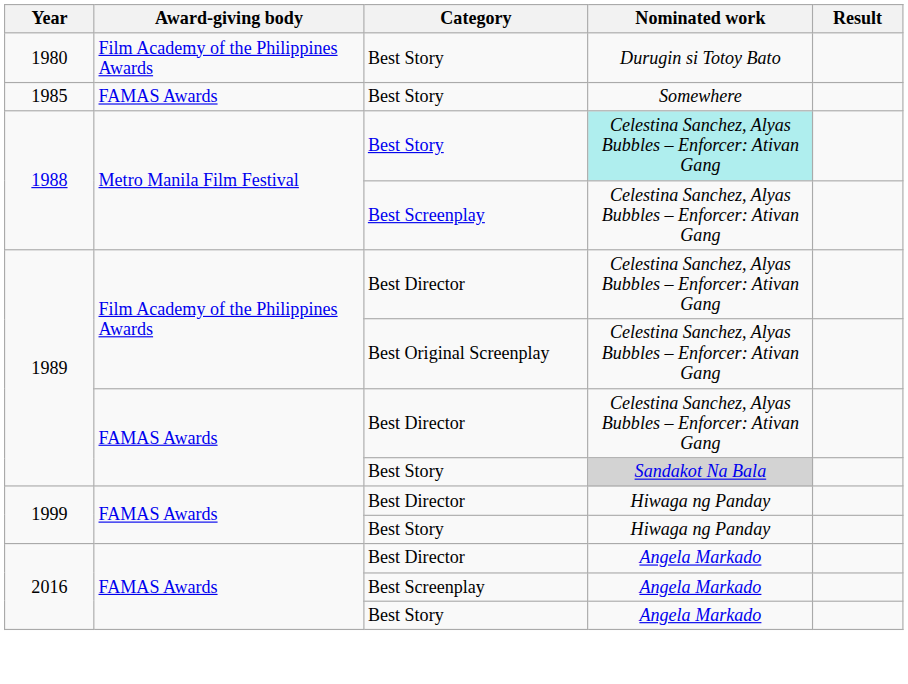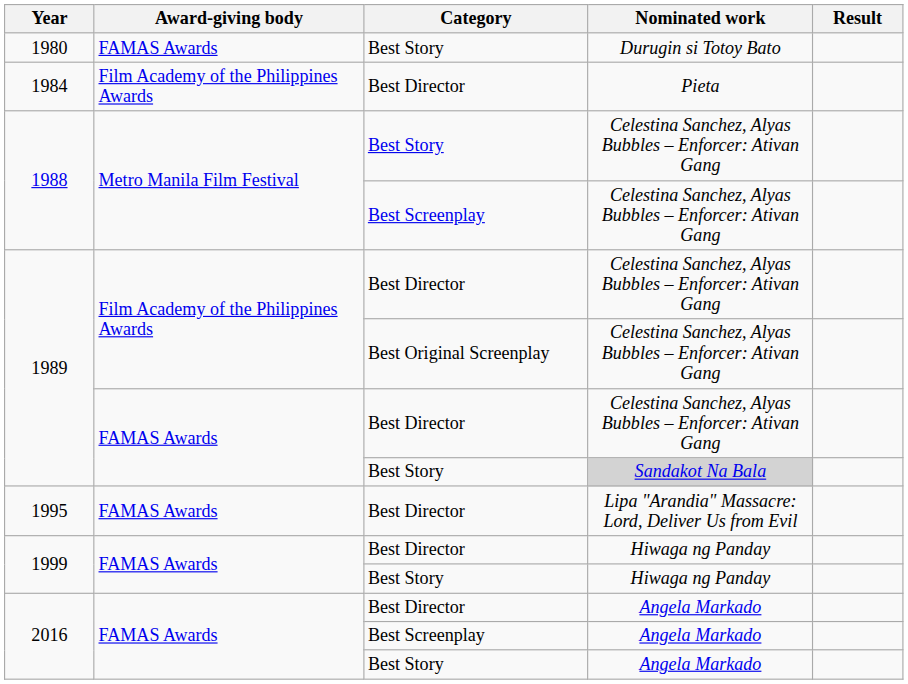(218, 57) Film Academy of the Philippines Awards -> (158, 47) FAMAS Awards
+ row: (49, 86)
- row: (49, 96)
(700, 145) paleturquoise background -> (700, 145) no background
+ row: (49, 510)
